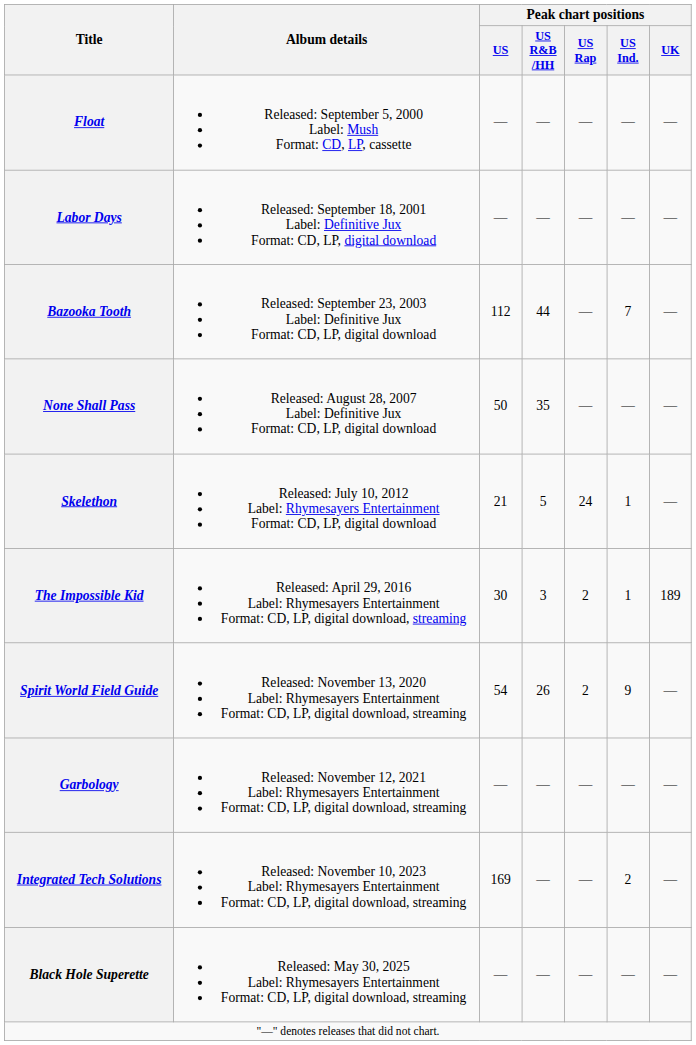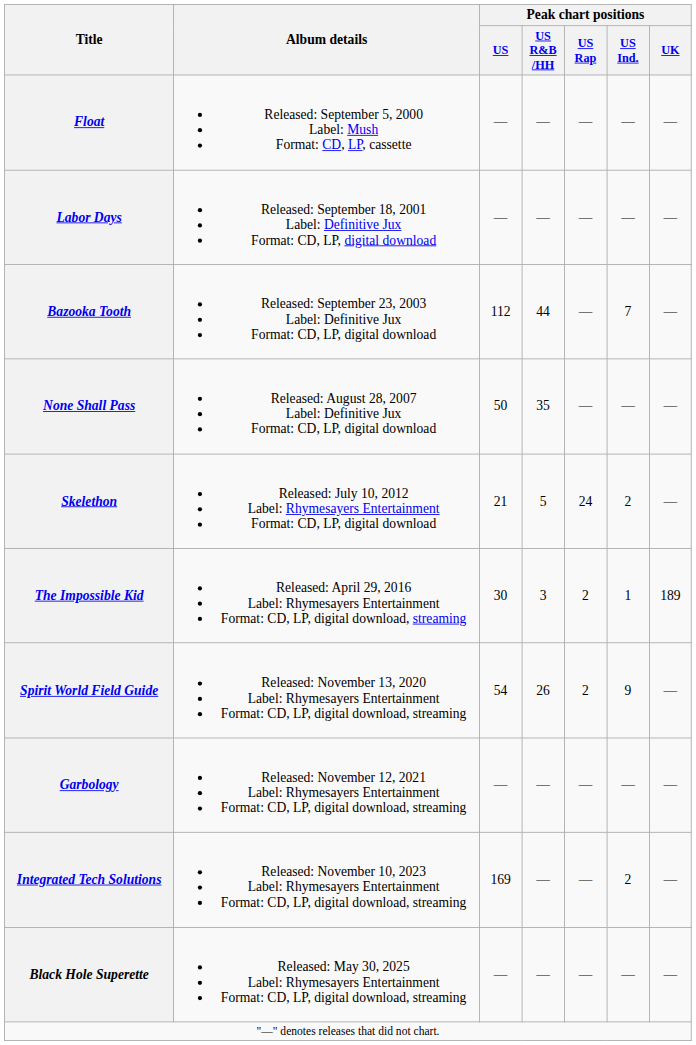(628, 501) 1 -> (628, 501) 2
